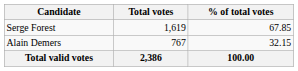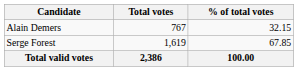rows swapped: (31, 27) <-> (34, 43)
